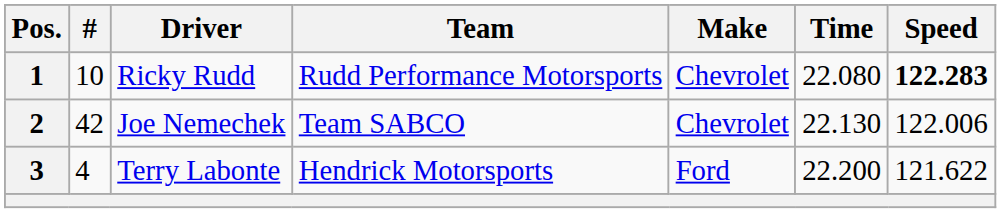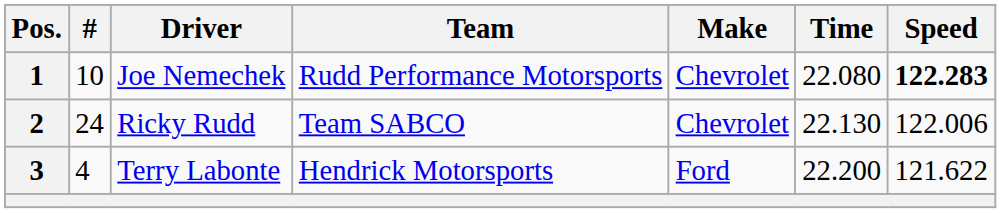(186, 75) Ricky Rudd -> (201, 75) Joe Nemechek
(90, 123) 42 -> (90, 123) 24
(201, 123) Joe Nemechek -> (186, 123) Ricky Rudd
